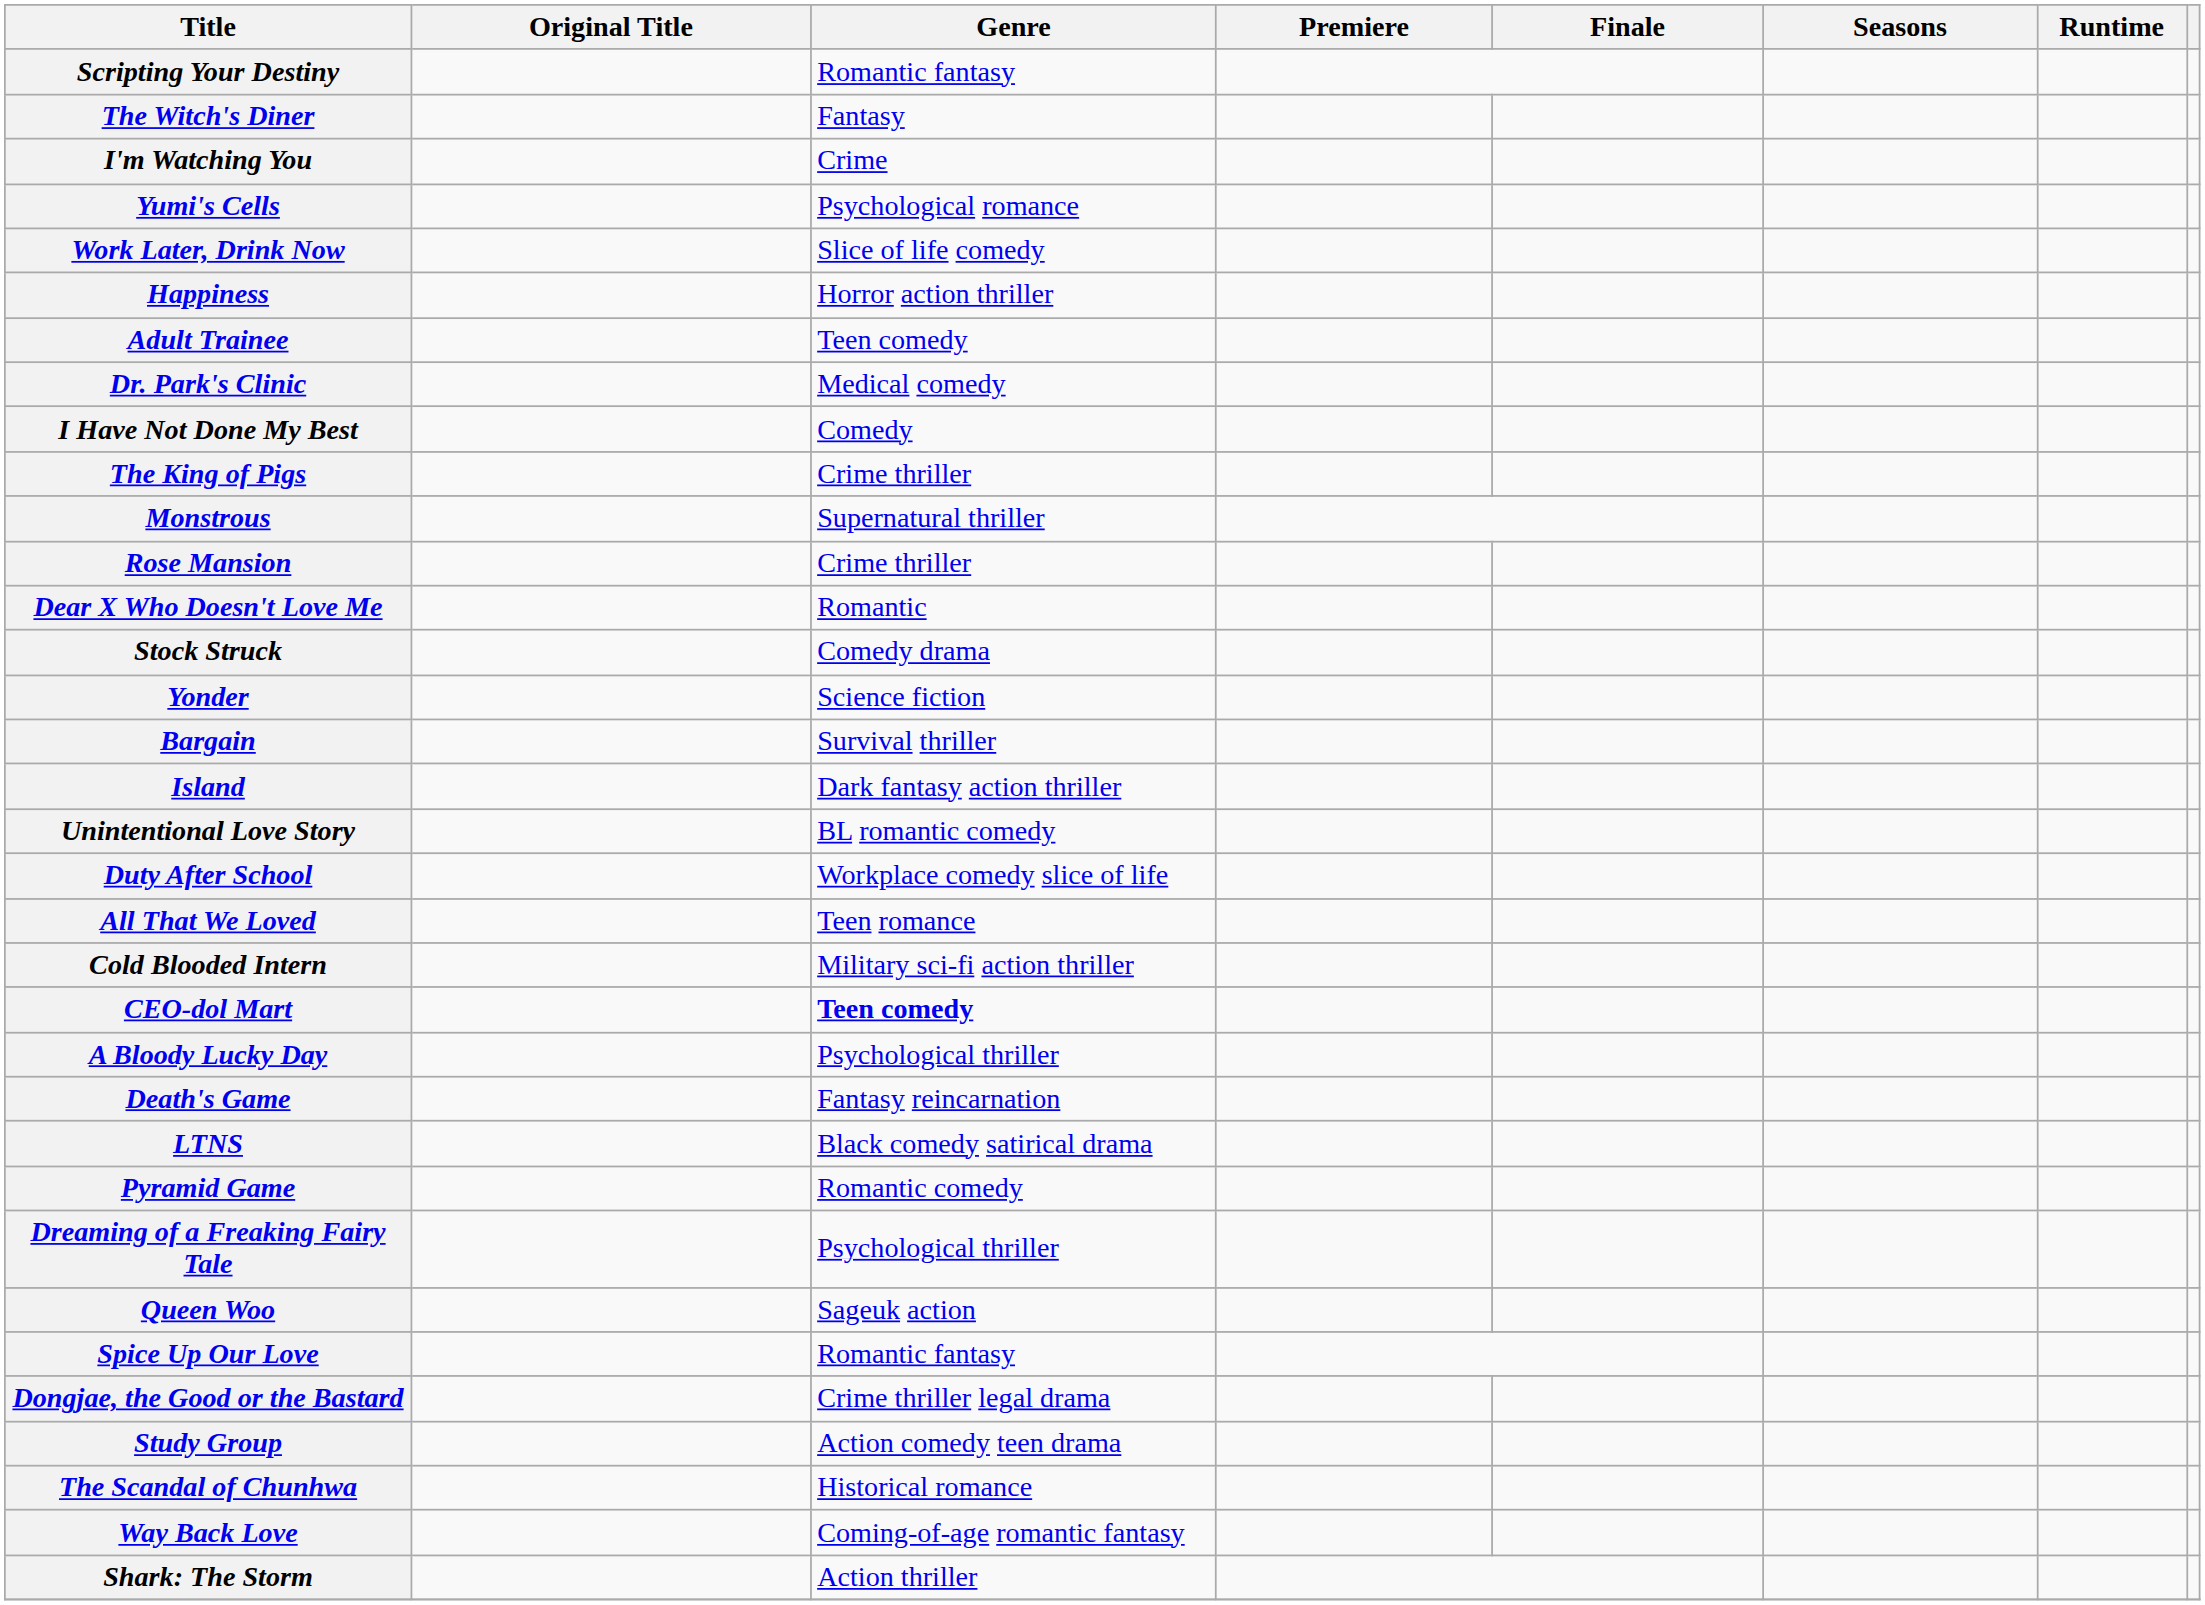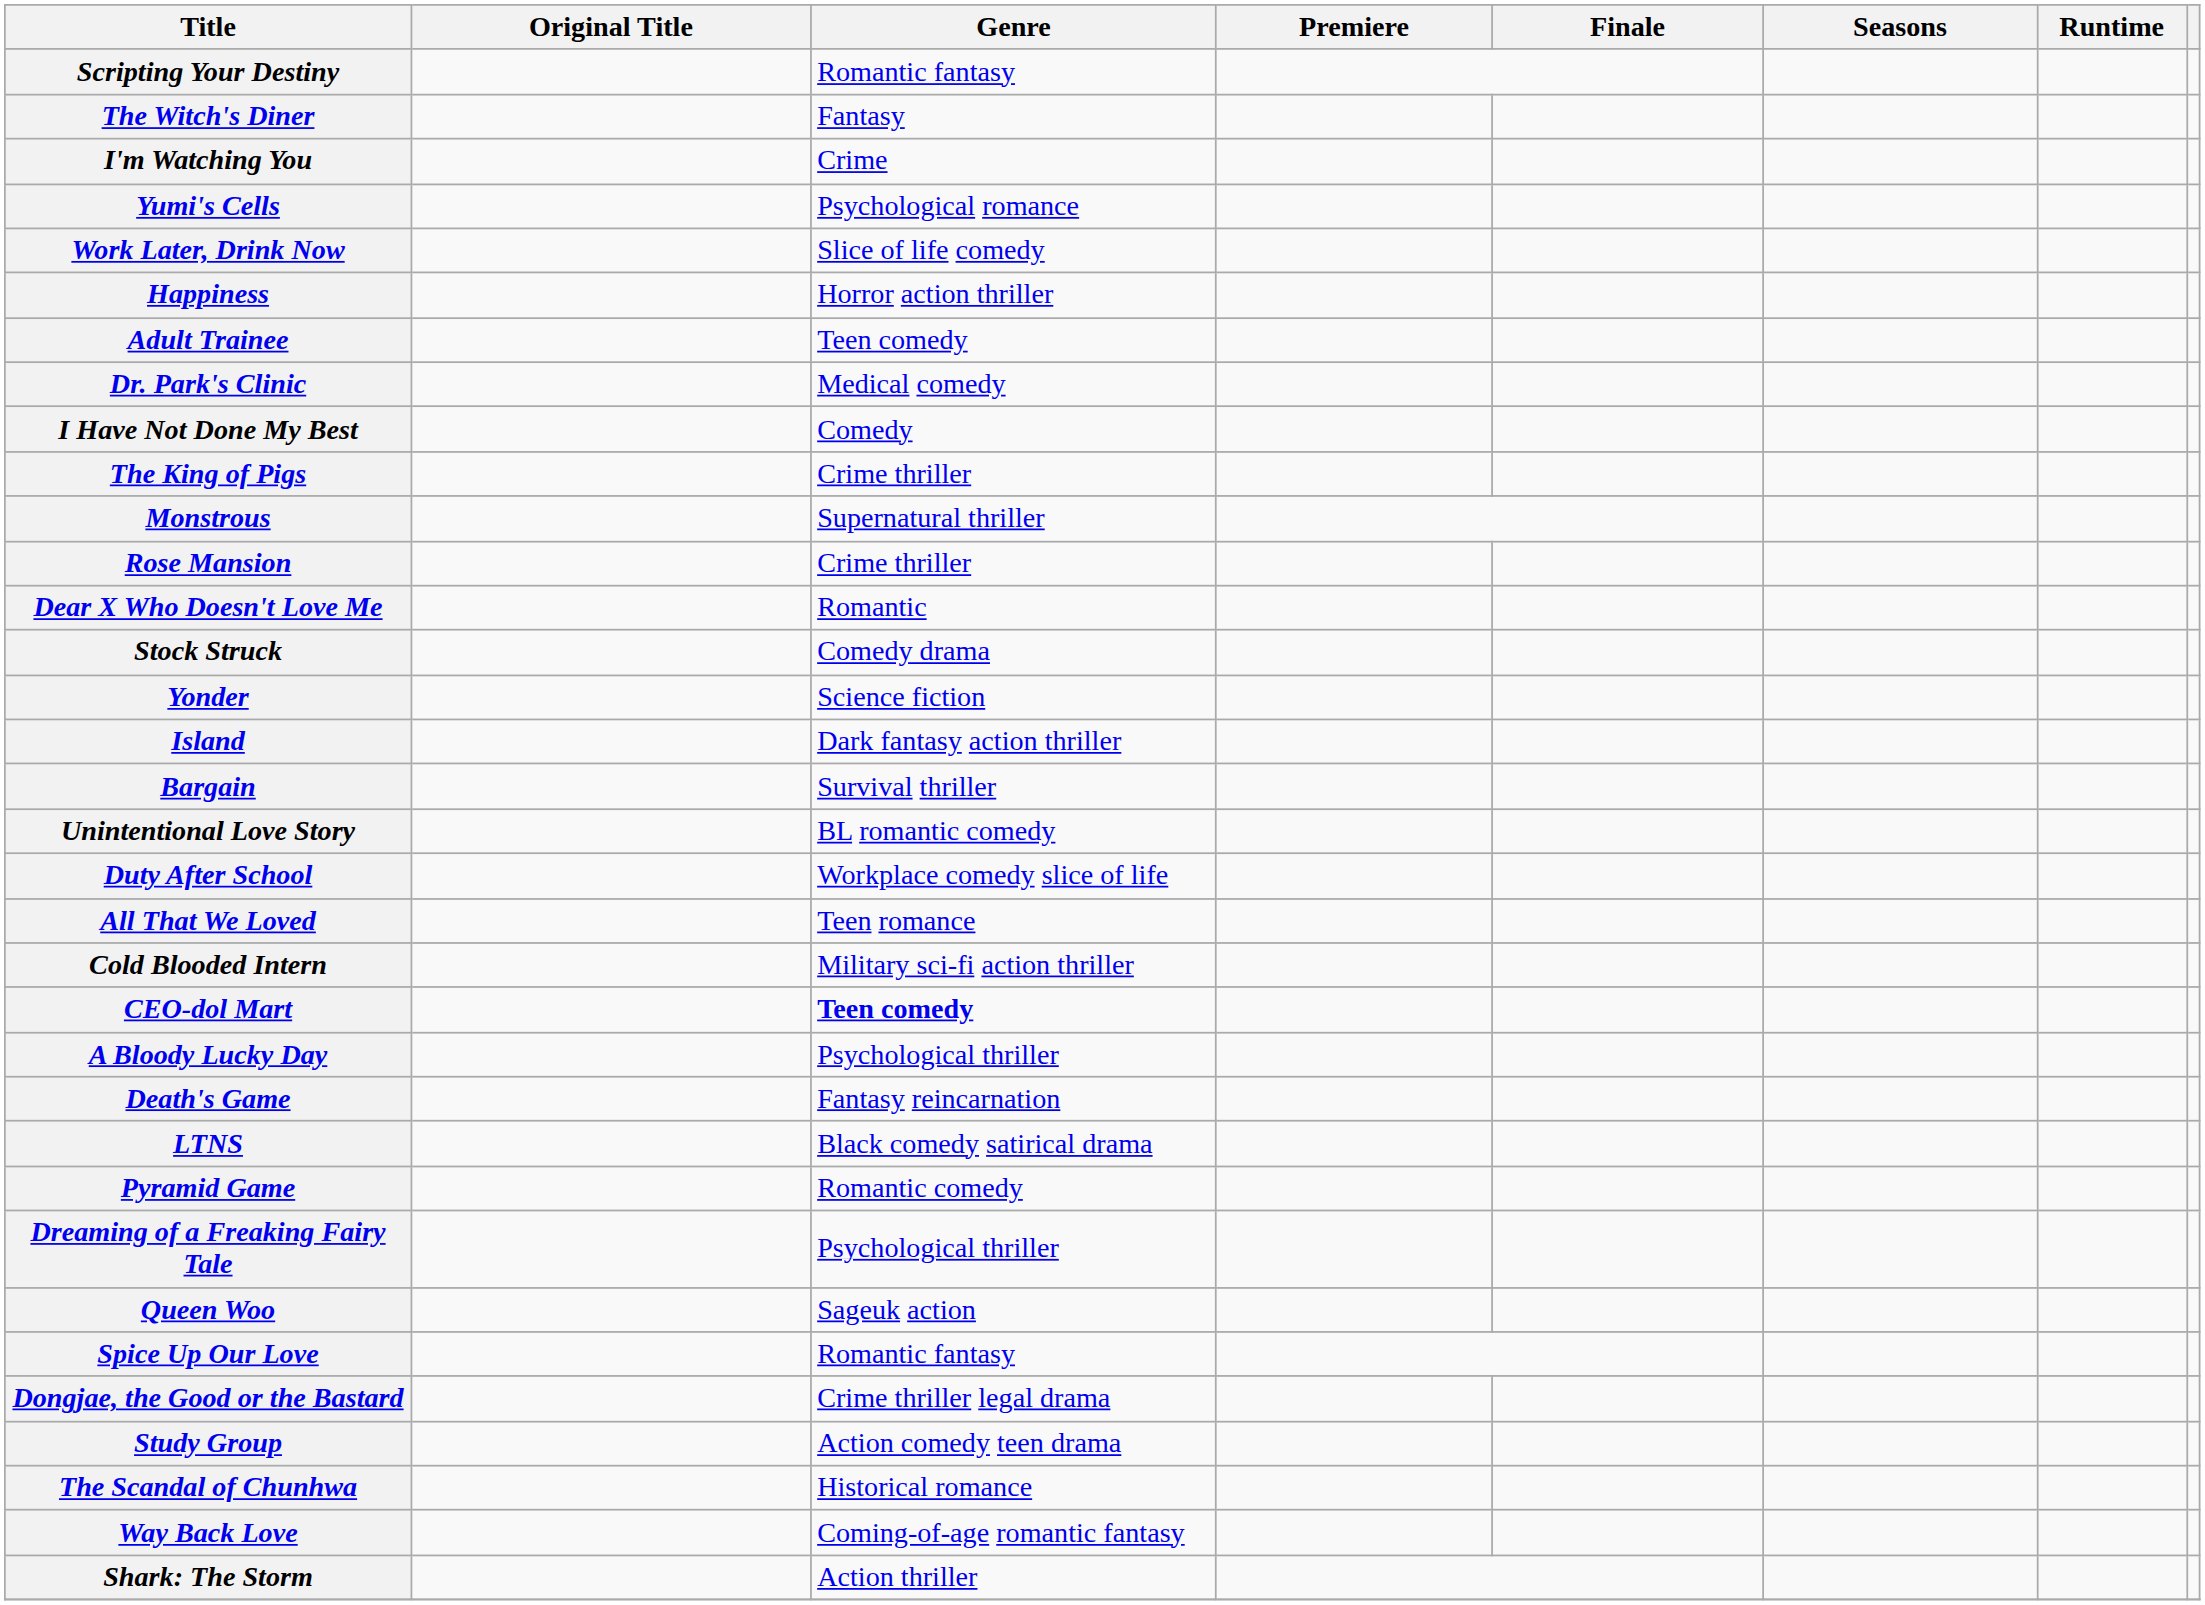rows swapped: (208, 741) <-> (208, 786)
